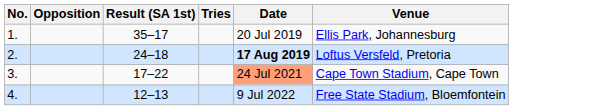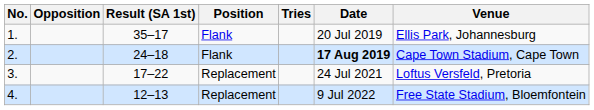+ column: (239, 14)
(383, 54) Loftus Versfeld, Pretoria -> (488, 54) Cape Town Stadium, Cape Town
(269, 74) lightsalmon background -> (350, 74) no background
(407, 74) Cape Town Stadium, Cape Town -> (464, 74) Loftus Versfeld, Pretoria
